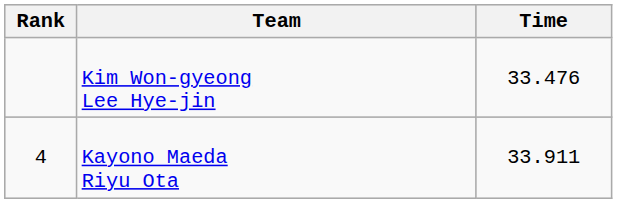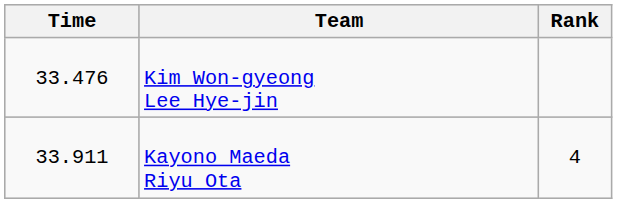columns swapped: (41, 21) <-> (544, 21)
